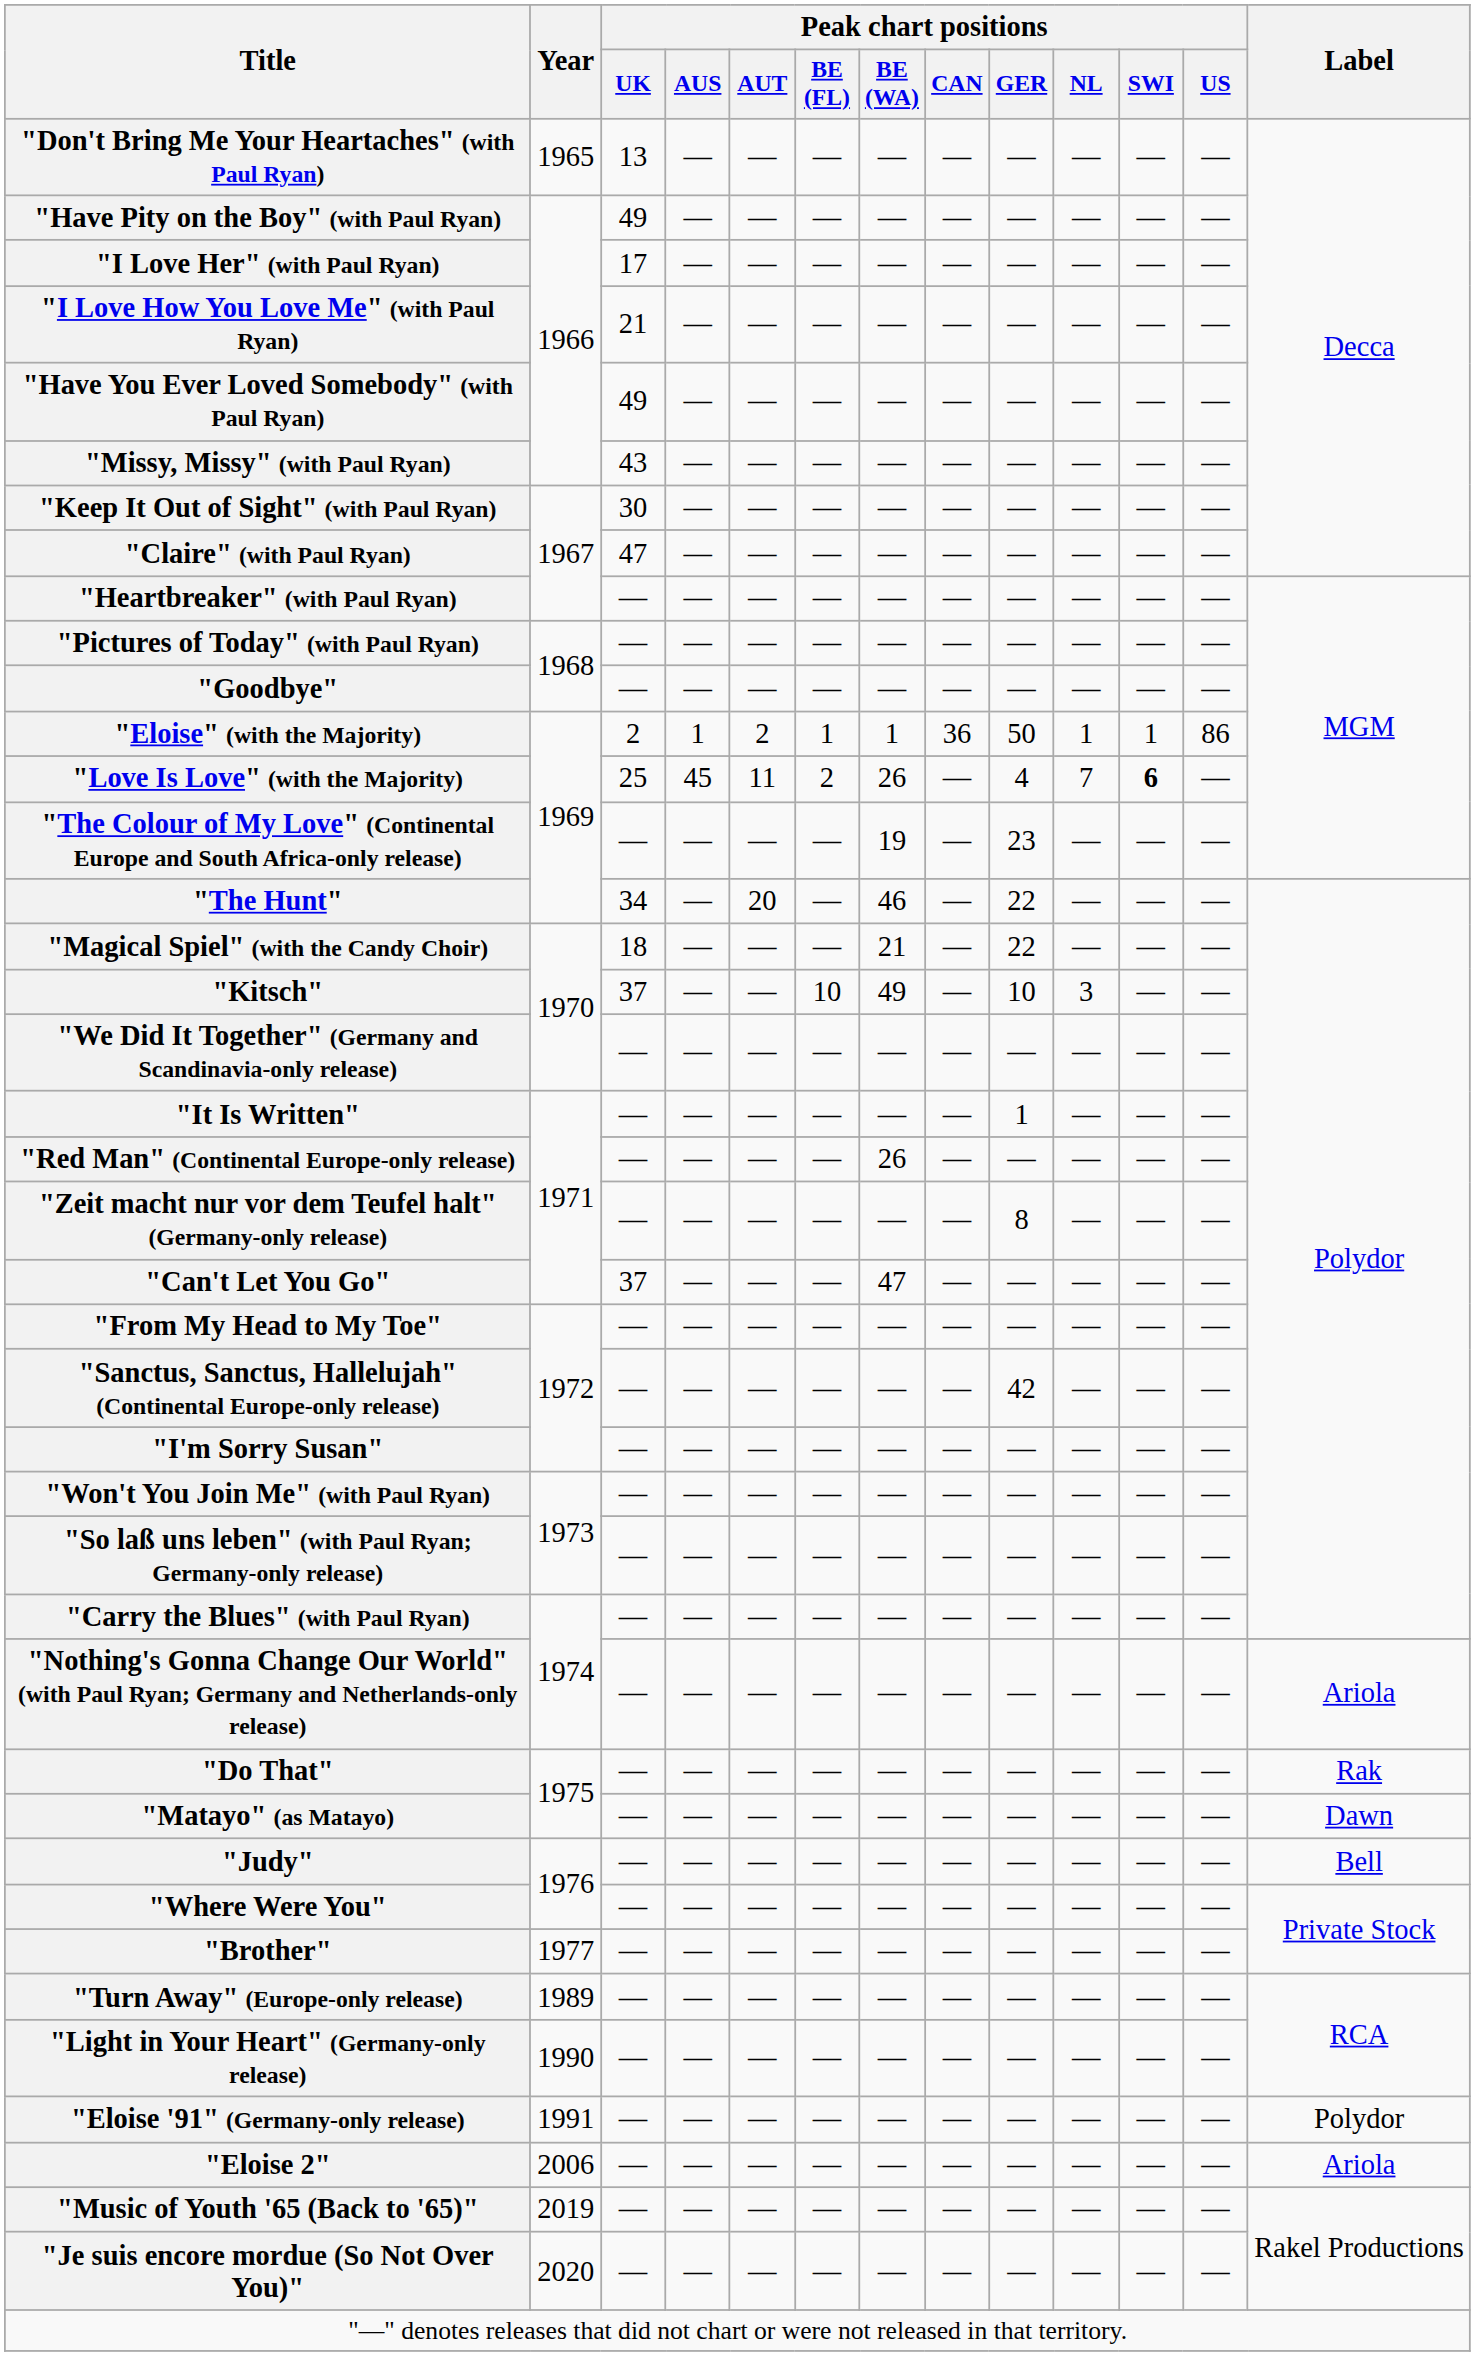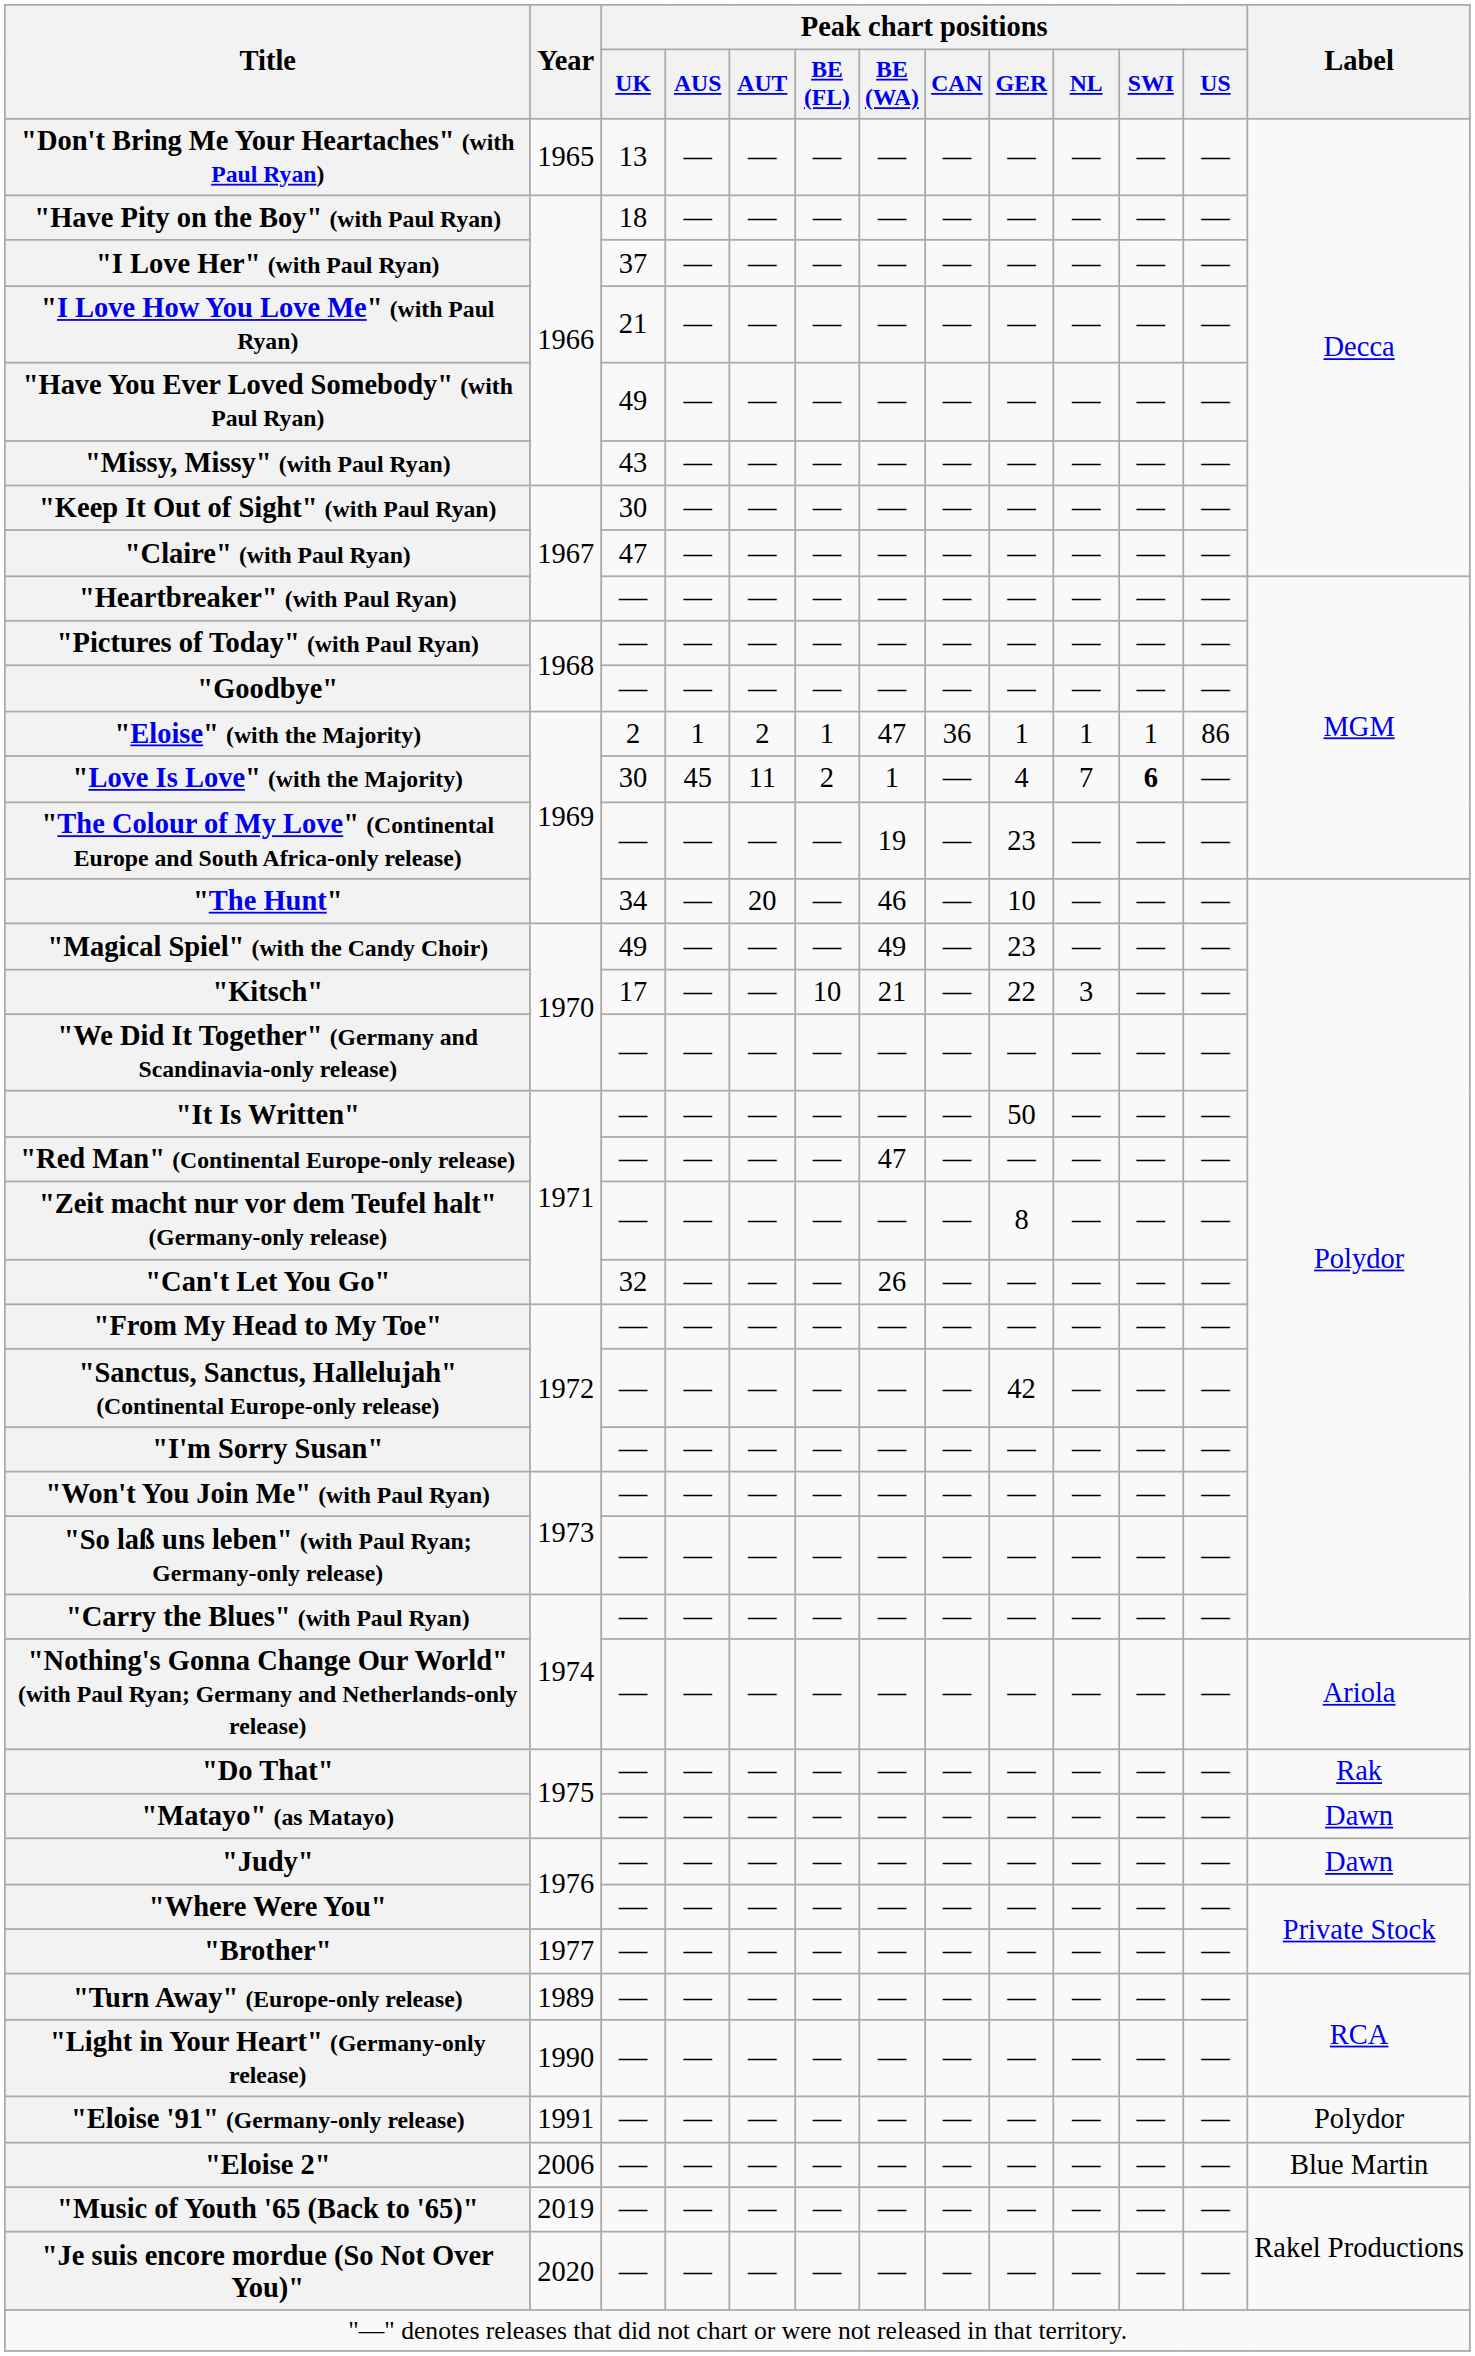(633, 217) 49 -> (633, 217) 18
(633, 262) 17 -> (633, 262) 37
(892, 733) 1 -> (892, 733) 47
(1022, 733) 50 -> (1022, 733) 1
(633, 778) 25 -> (633, 778) 30
(892, 778) 26 -> (892, 778) 1
(1022, 900) 22 -> (1022, 900) 10
(633, 946) 18 -> (633, 946) 49
(892, 946) 21 -> (892, 946) 49
(1022, 946) 22 -> (1022, 946) 23
(633, 991) 37 -> (633, 991) 17
(892, 991) 49 -> (892, 991) 21
(1022, 991) 10 -> (1022, 991) 22
(1022, 1113) 1 -> (1022, 1113) 50
(892, 1158) 26 -> (892, 1158) 47
(633, 1281) 37 -> (633, 1281) 32
(892, 1281) 47 -> (892, 1281) 26
(1359, 1861) Bell -> (1359, 1861) Dawn
(1359, 2164) Ariola -> (1359, 2164) Blue Martin
